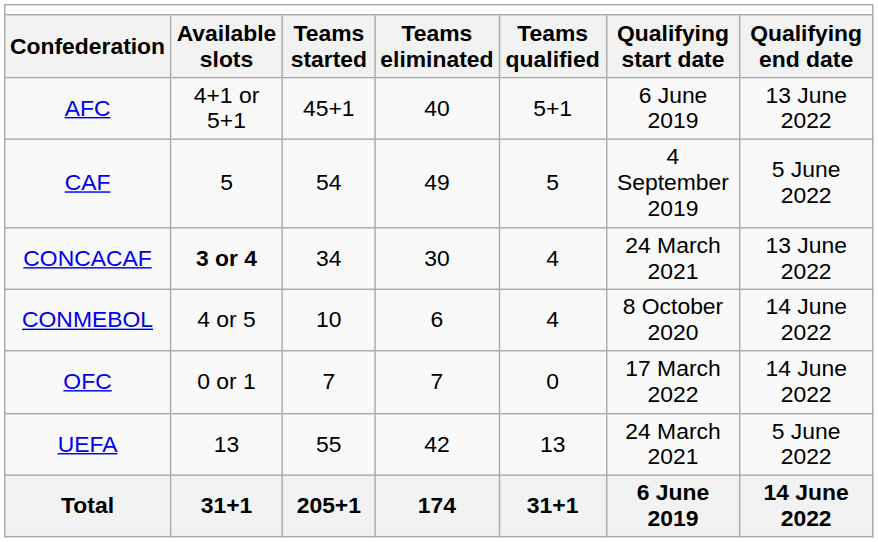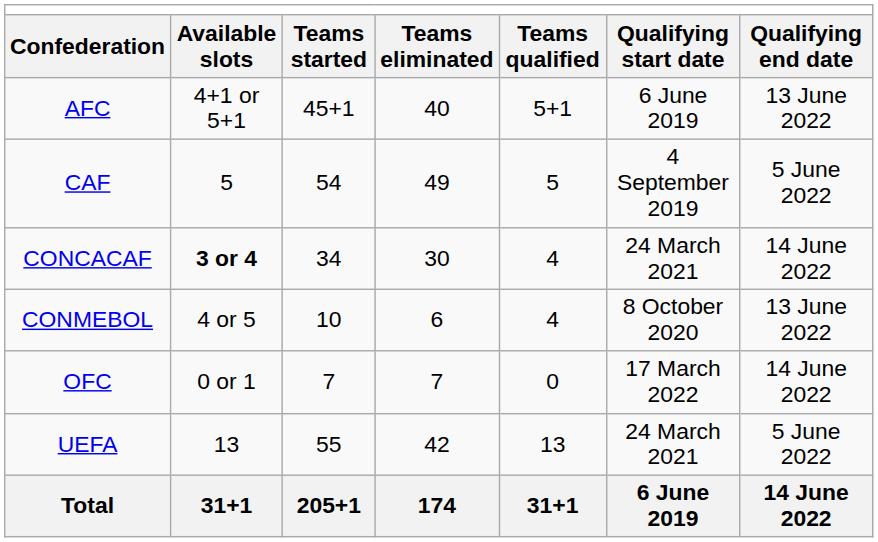(806, 257) 13 June 2022 -> (806, 257) 14 June 2022
(806, 319) 14 June 2022 -> (806, 319) 13 June 2022
